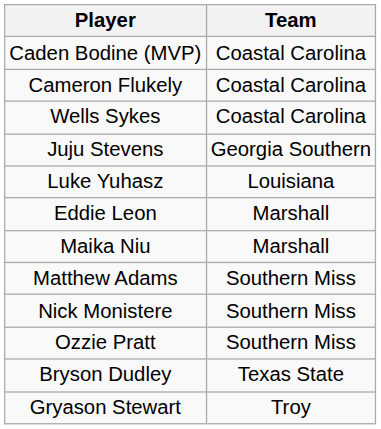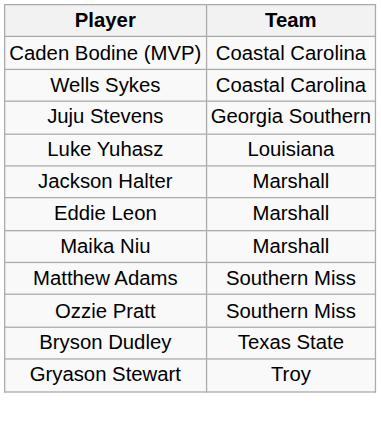- row: (105, 85)
+ row: (105, 181)
- row: (105, 310)
